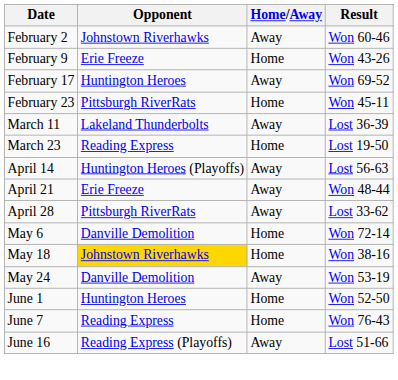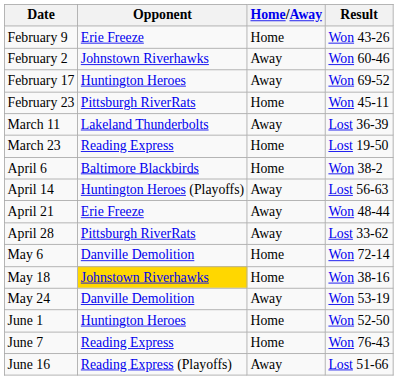rows swapped: (38, 37) <-> (38, 59)
+ row: (27, 168)
